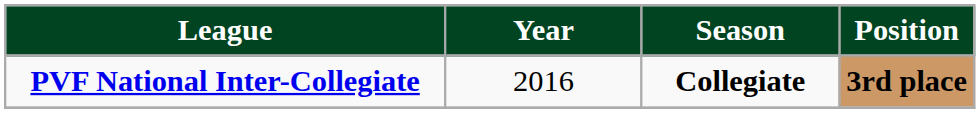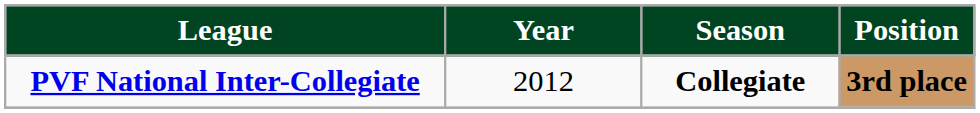(544, 81) 2016 -> (544, 81) 2012
